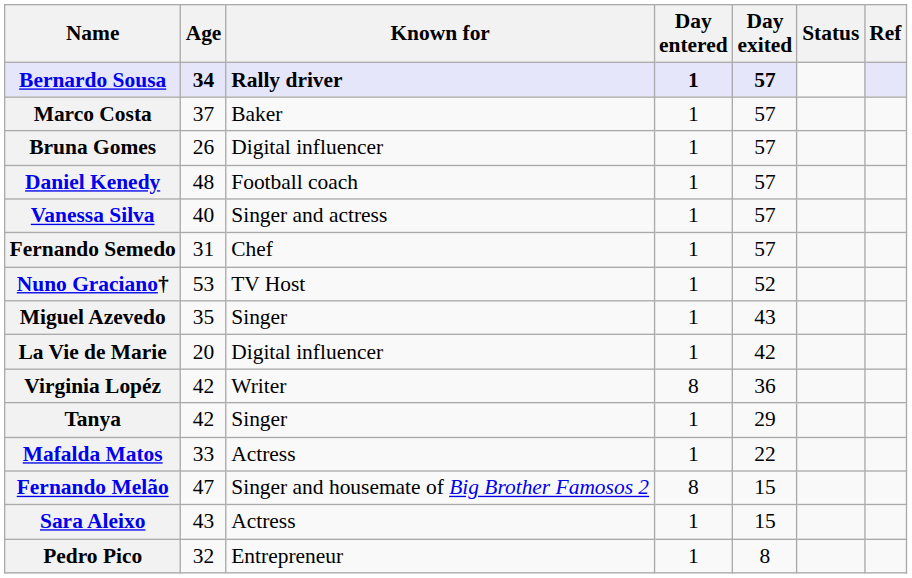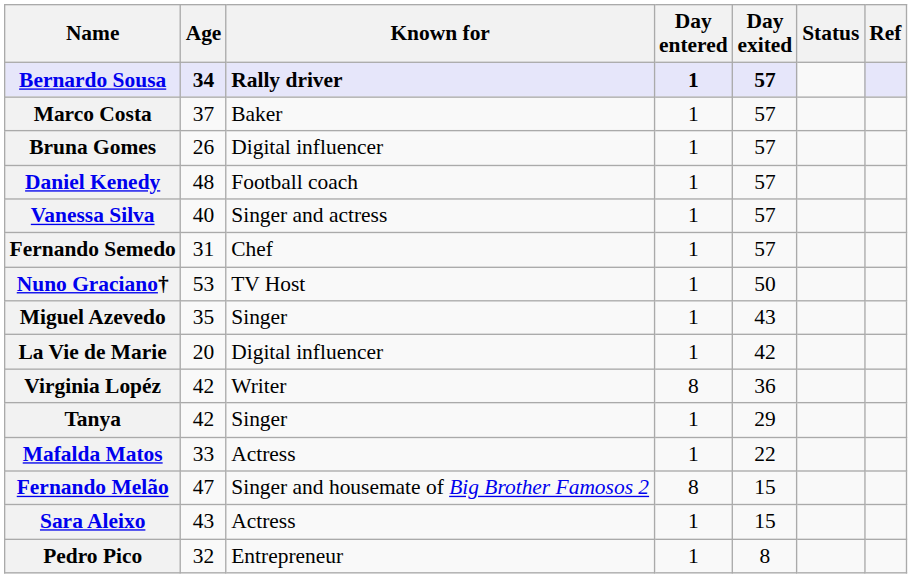(765, 283) 52 -> (765, 283) 50
